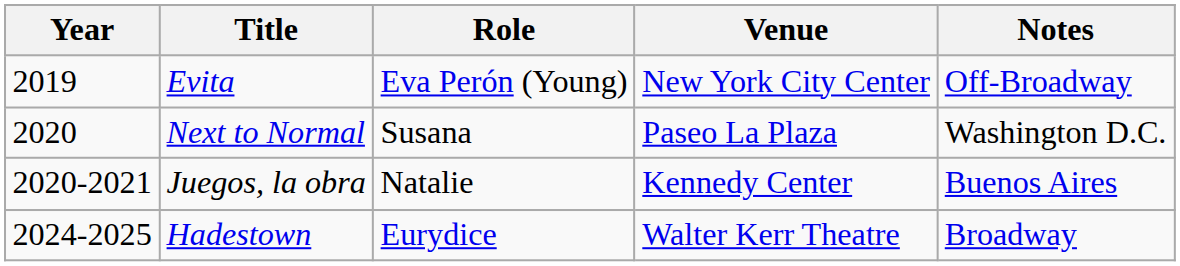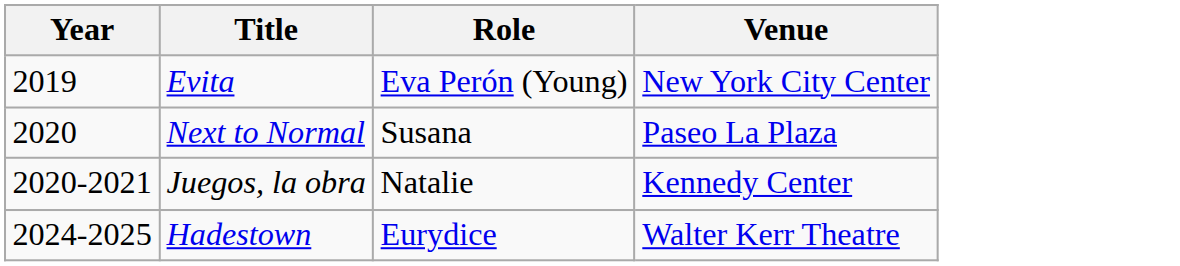- column: (1056, 30)
